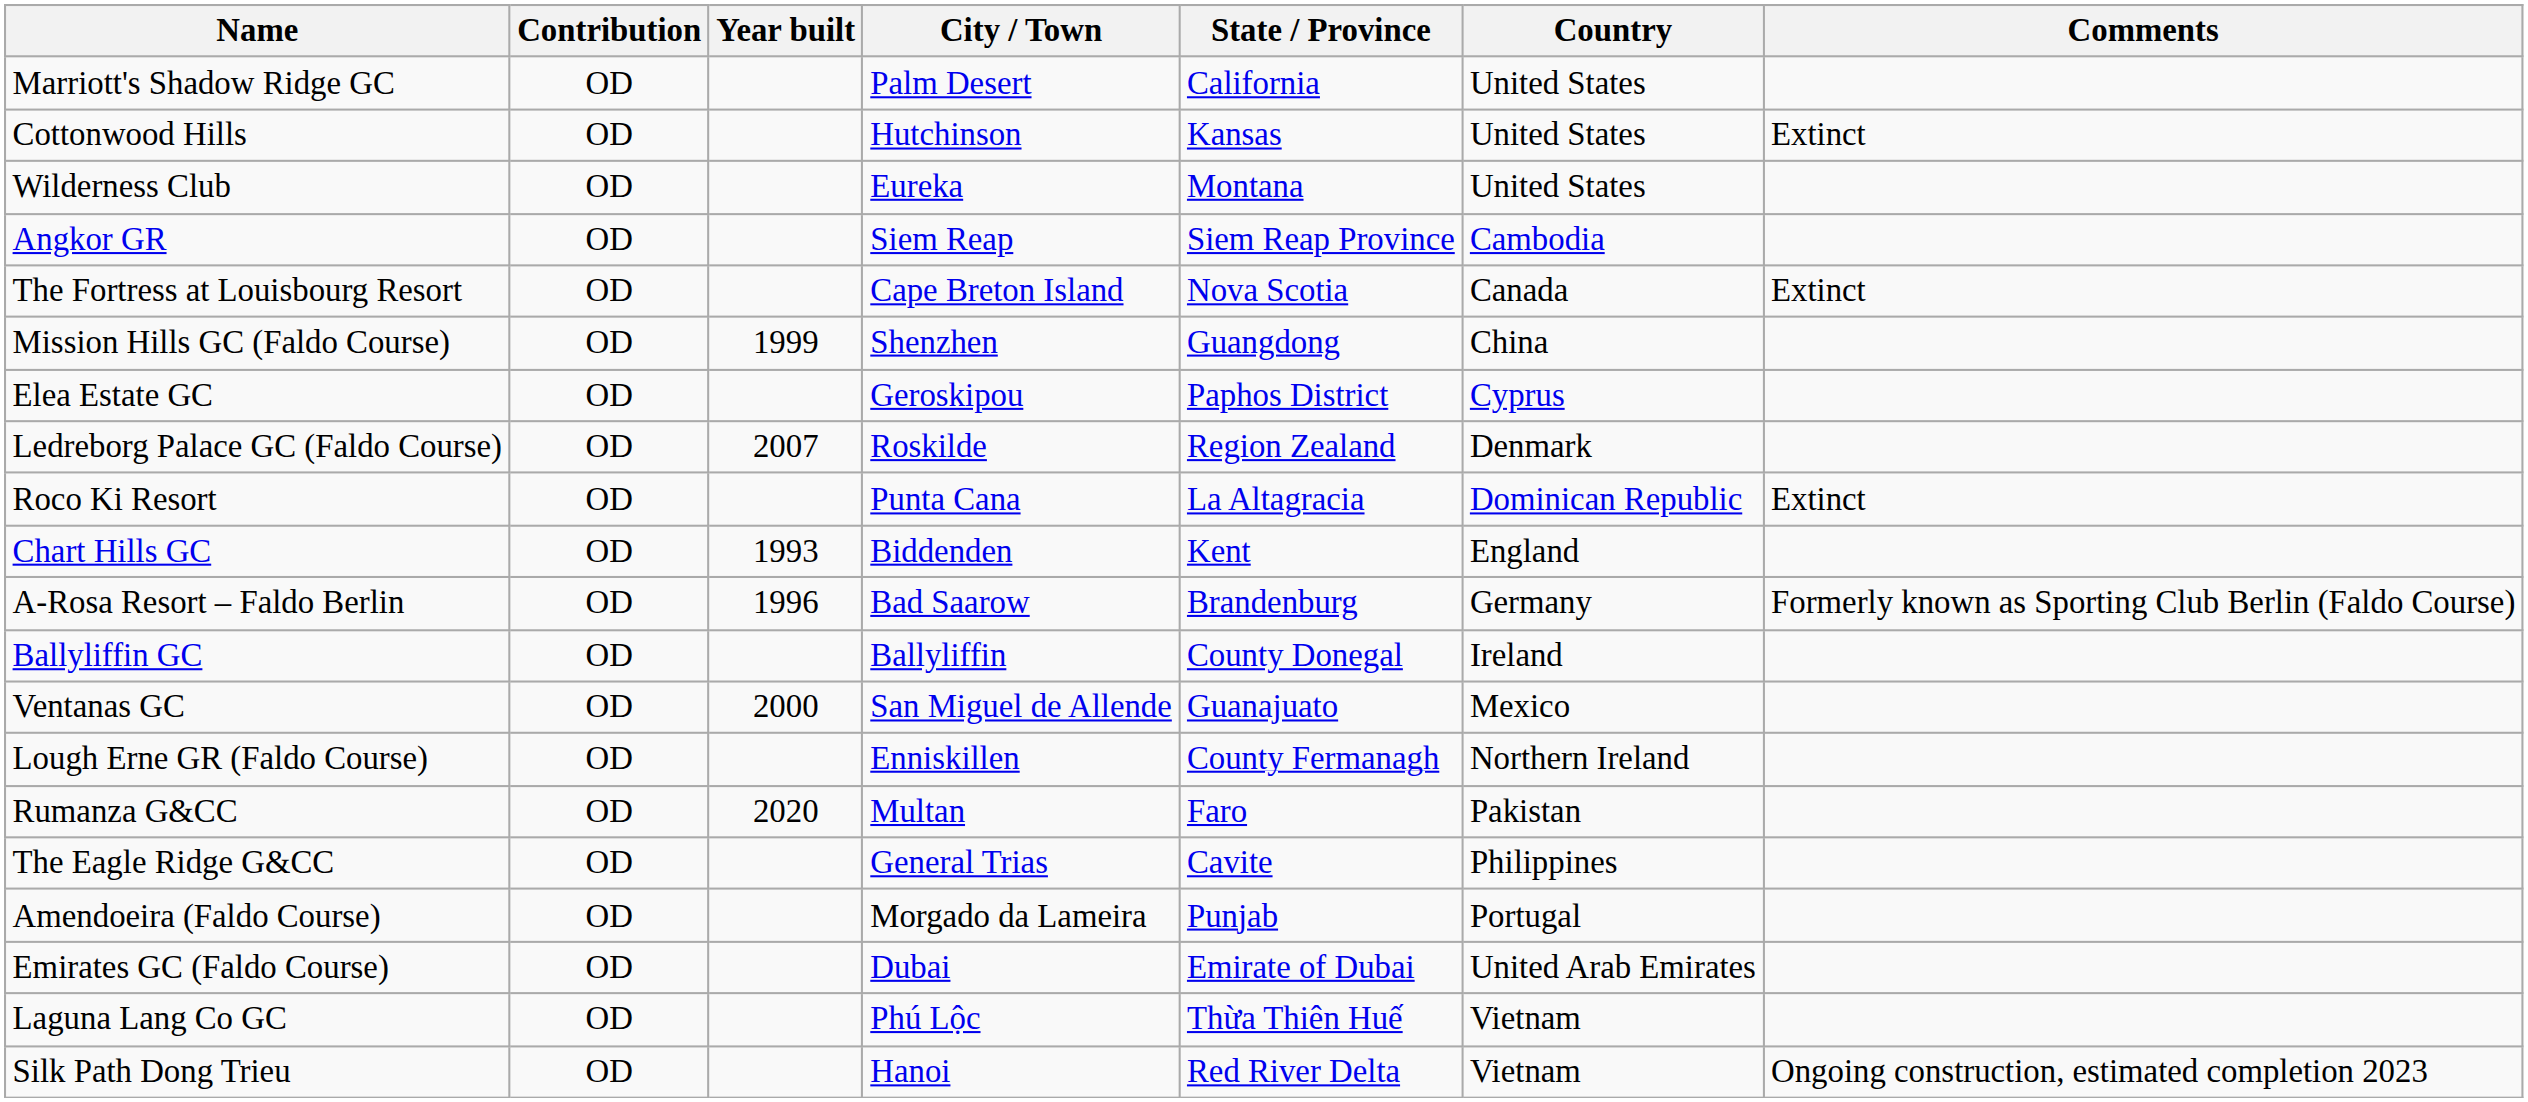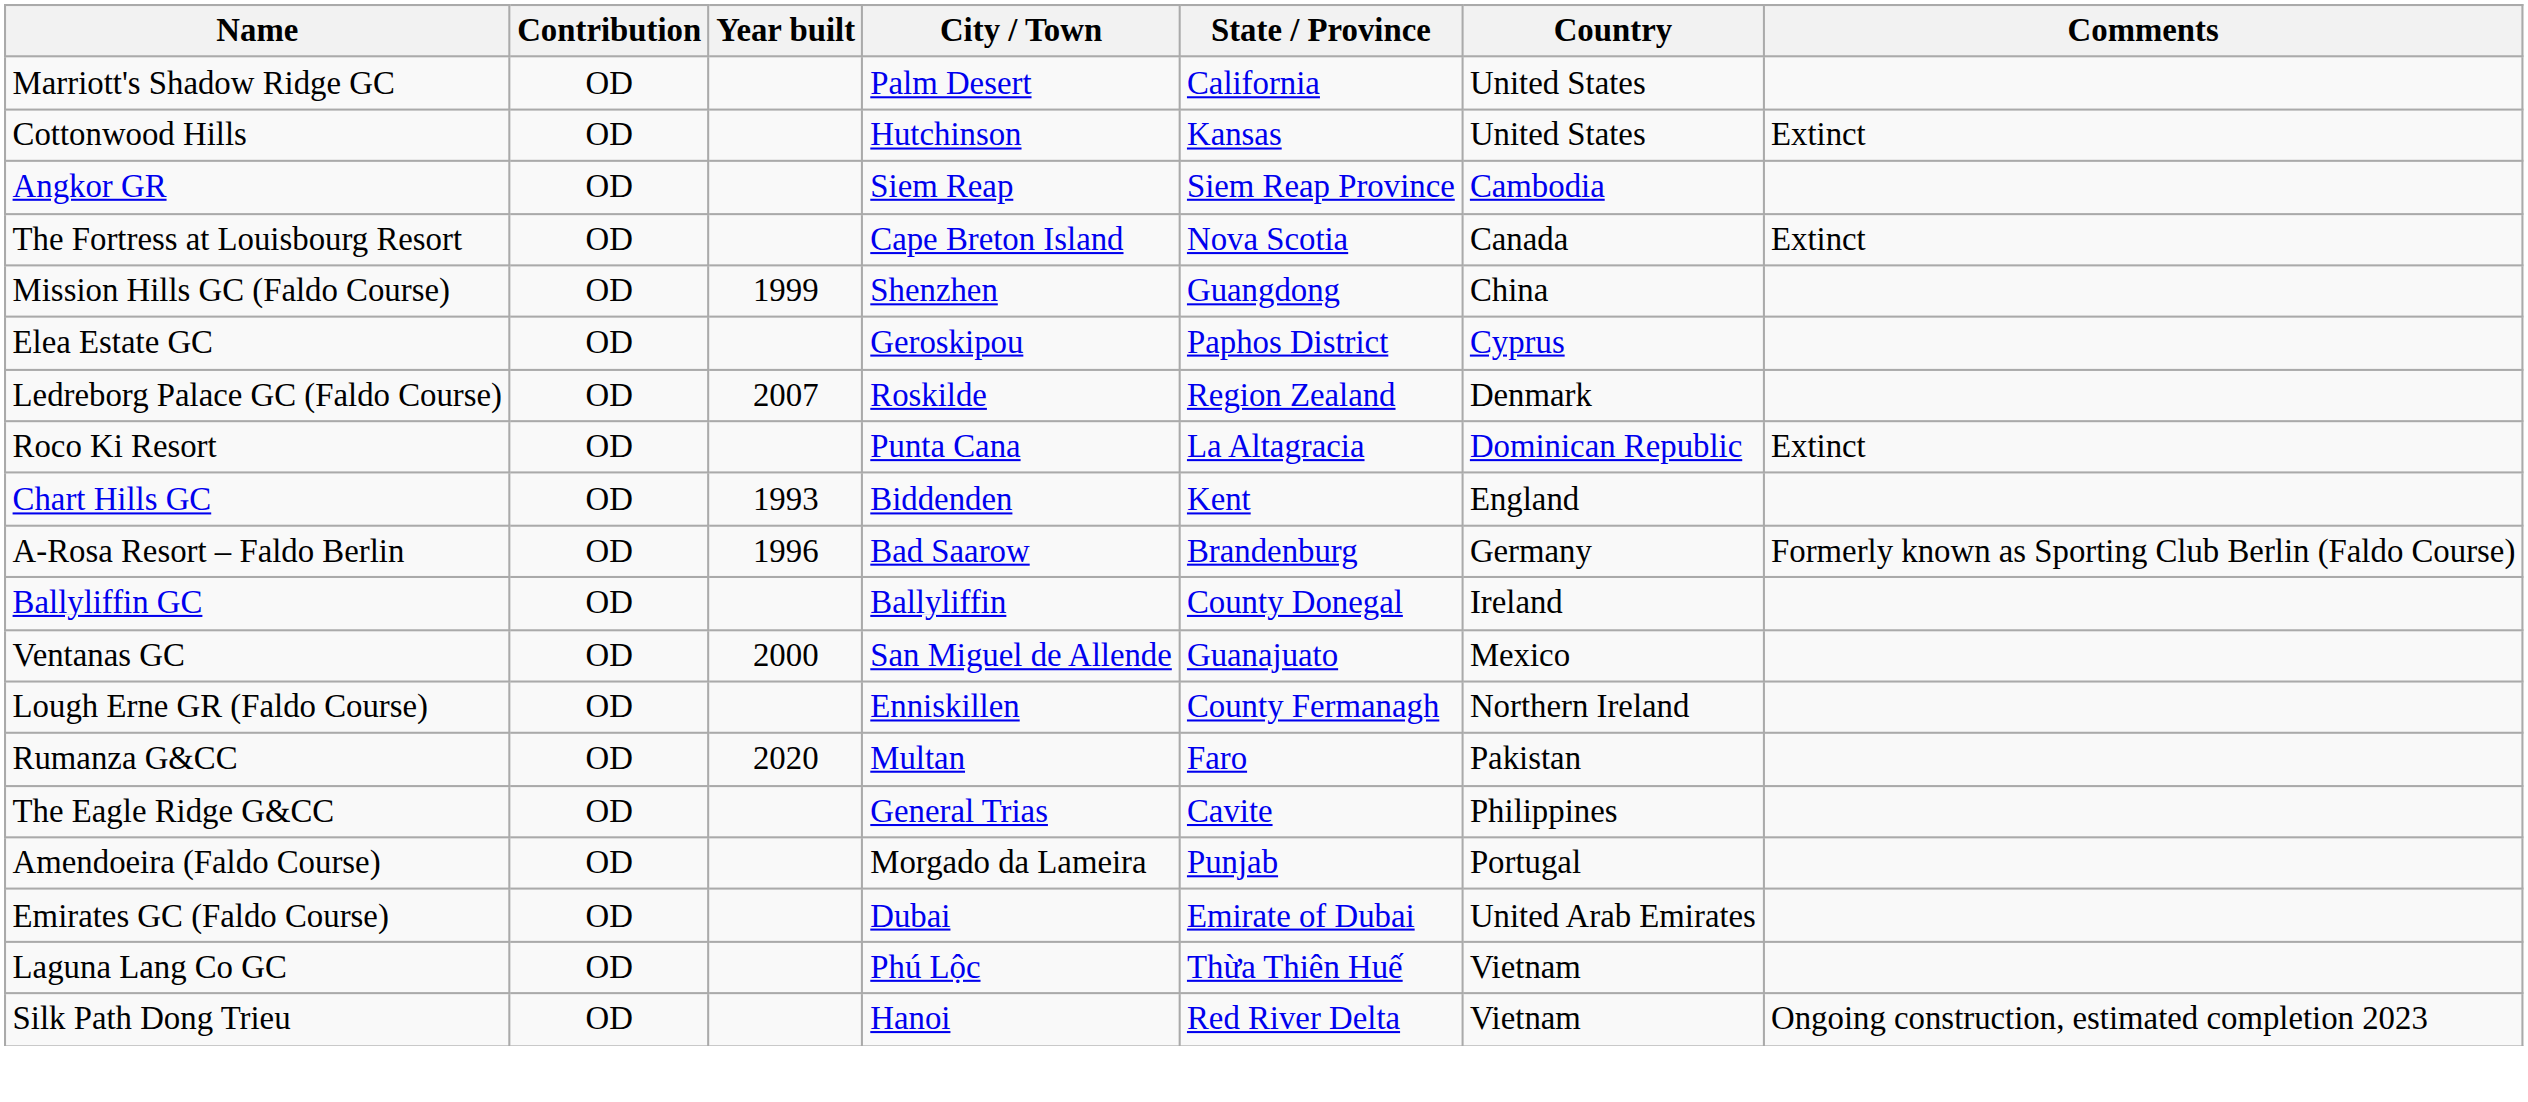- row: (122, 186)
